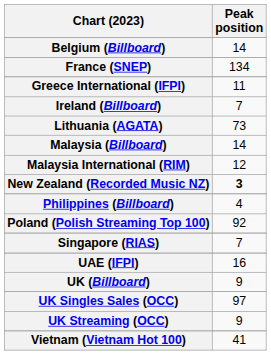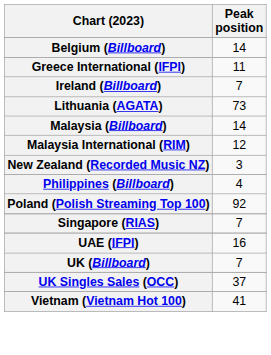- row: (108, 67)
(239, 184) bold -> (239, 164) normal
(239, 282) 9 -> (239, 262) 7
(239, 301) 97 -> (239, 282) 37
- row: (108, 321)
